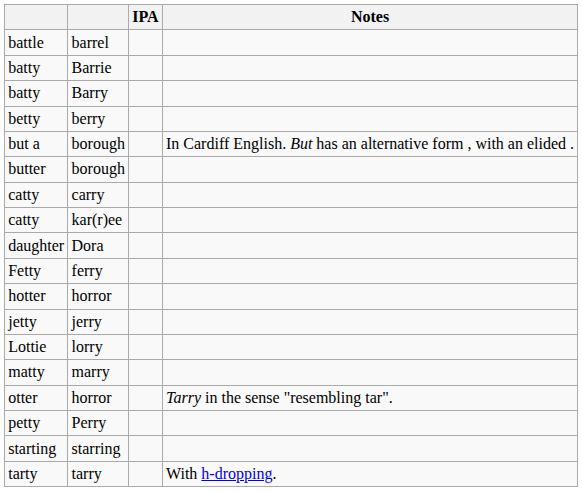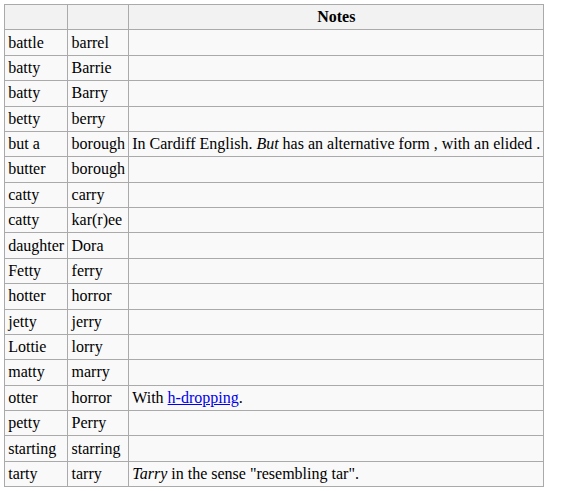- column: (145, 17)
(279, 397) Tarry in the sense "resembling tar". -> (187, 397) With h-dropping.
(221, 473) With h-dropping. -> (246, 473) Tarry in the sense "resembling tar".
